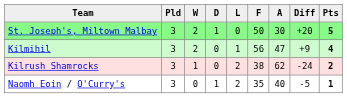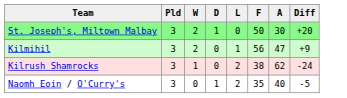- column: (331, 13)
